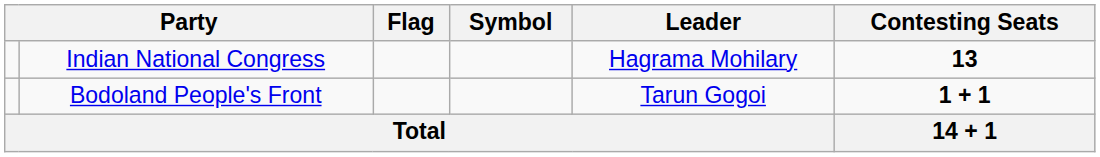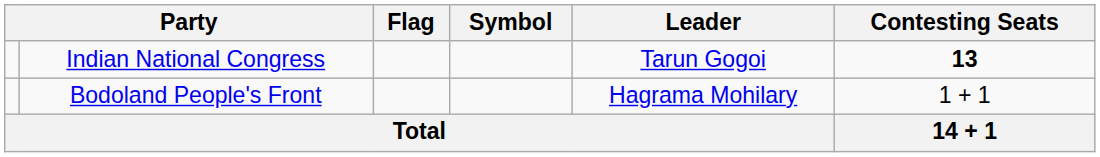(703, 59) Hagrama Mohilary -> (703, 59) Tarun Gogoi
(703, 95) Tarun Gogoi -> (703, 95) Hagrama Mohilary
(965, 95) bold -> (965, 95) normal
